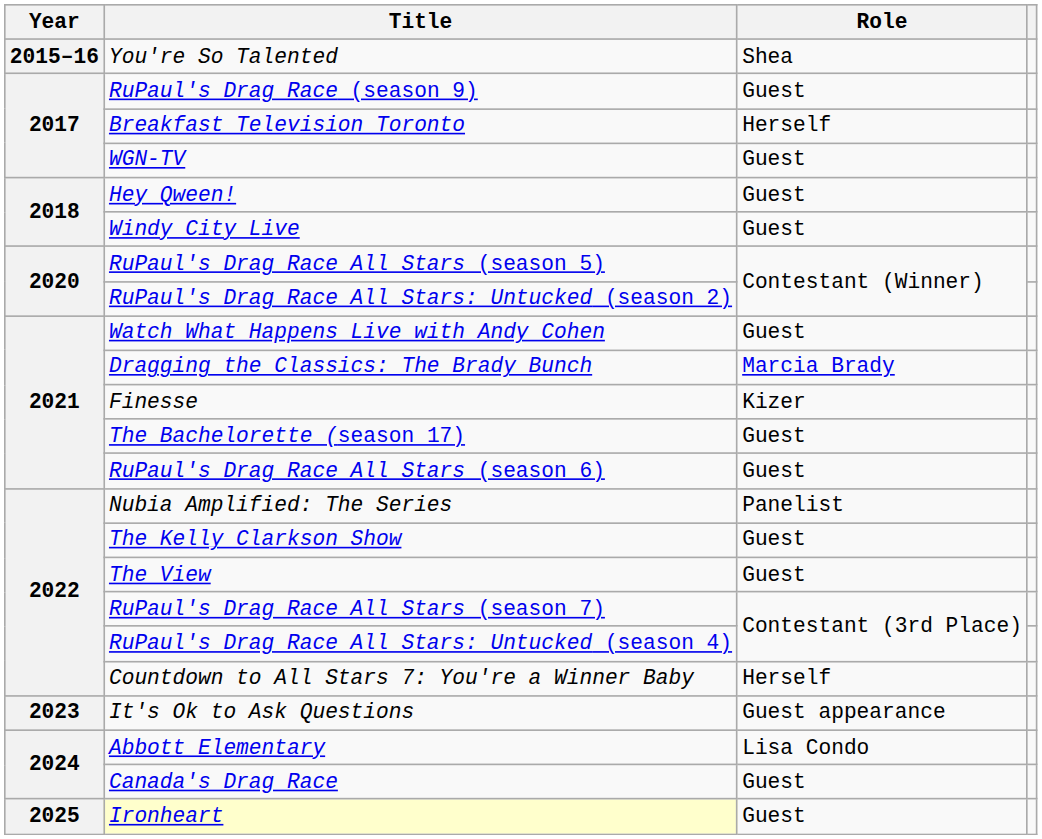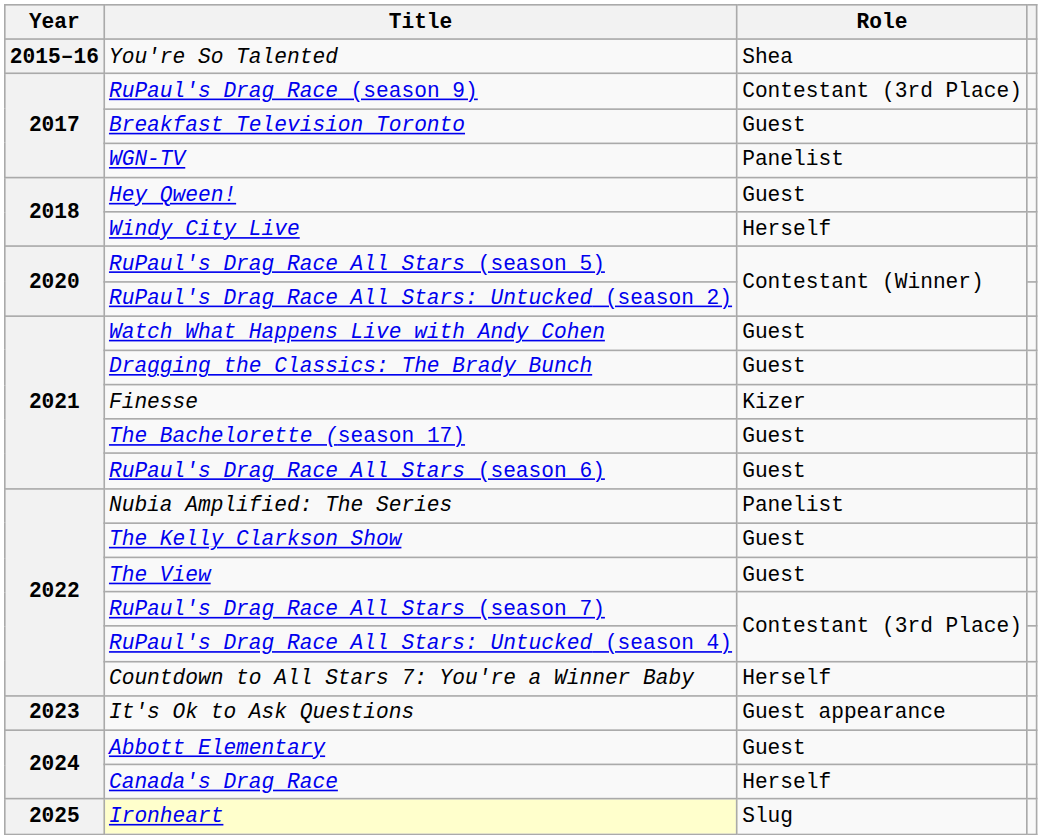(774, 91) Guest -> (882, 91) Contestant (3rd Place)
(787, 126) Herself -> (774, 126) Guest
(774, 160) Guest -> (793, 160) Panelist
(774, 229) Guest -> (787, 229) Herself
(818, 367) Marcia Brady -> (774, 367) Guest
(806, 747) Lisa Condo -> (774, 747) Guest
(774, 782) Guest -> (787, 782) Herself
(774, 816) Guest -> (768, 816) Slug
